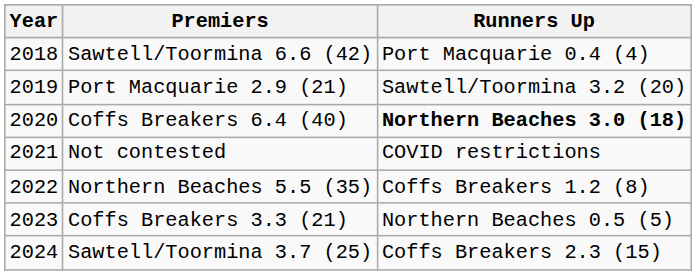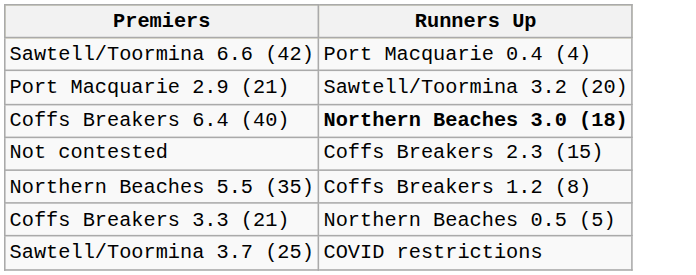- column: (34, 21)
(491, 154) COVID restrictions -> (463, 154) Coffs Breakers 2.3 (15)
(522, 253) Coffs Breakers 2.3 (15) -> (433, 253) COVID restrictions
